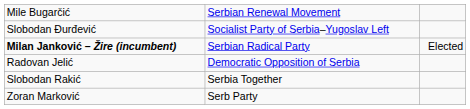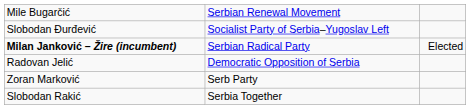rows swapped: (43, 96) <-> (44, 79)
